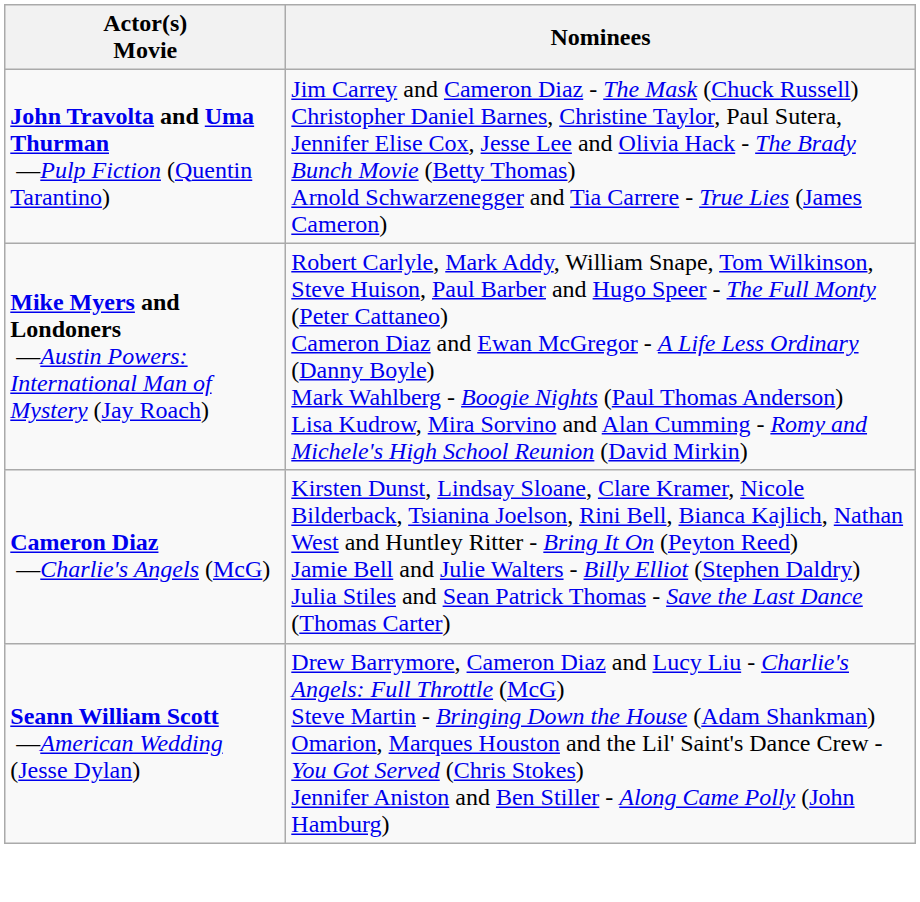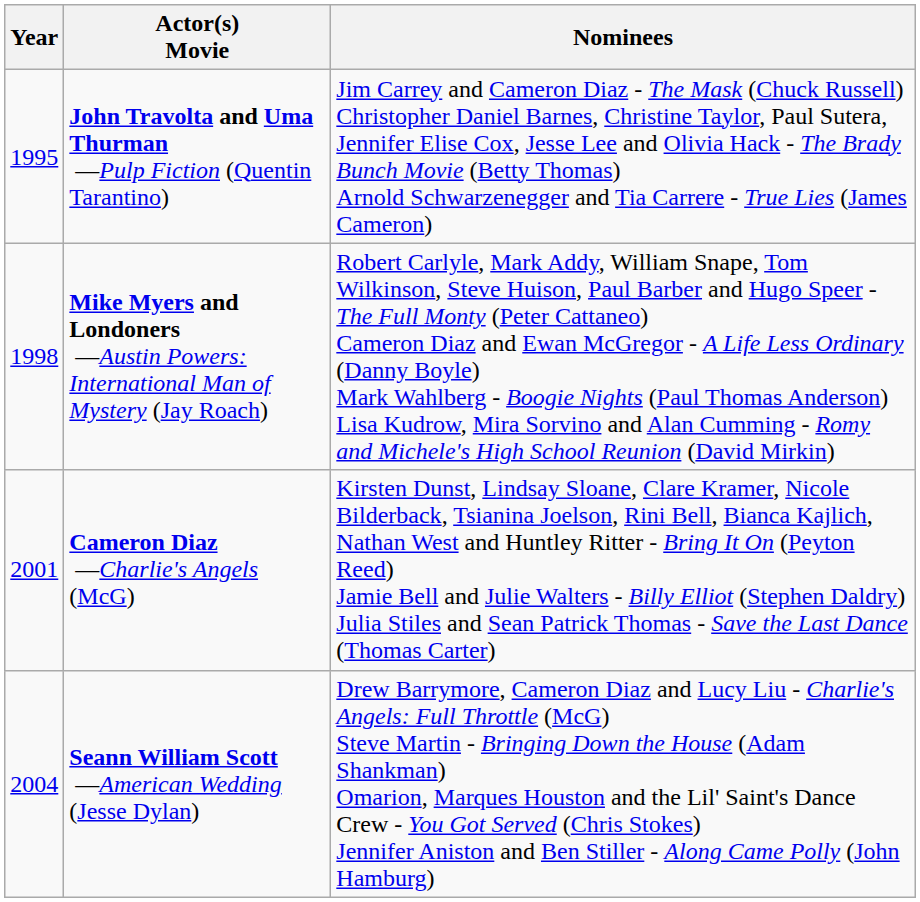+ column: (34, 37)
